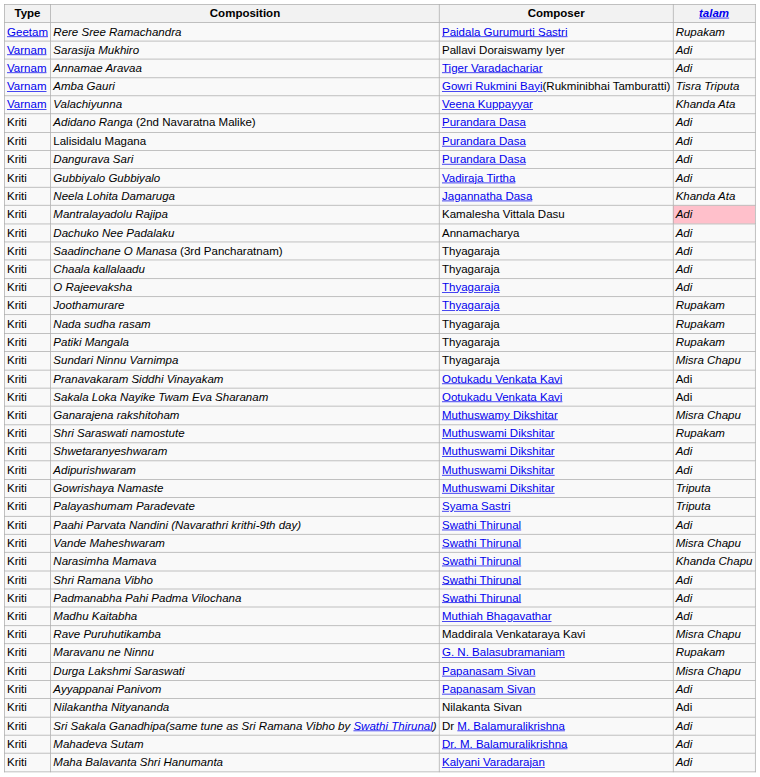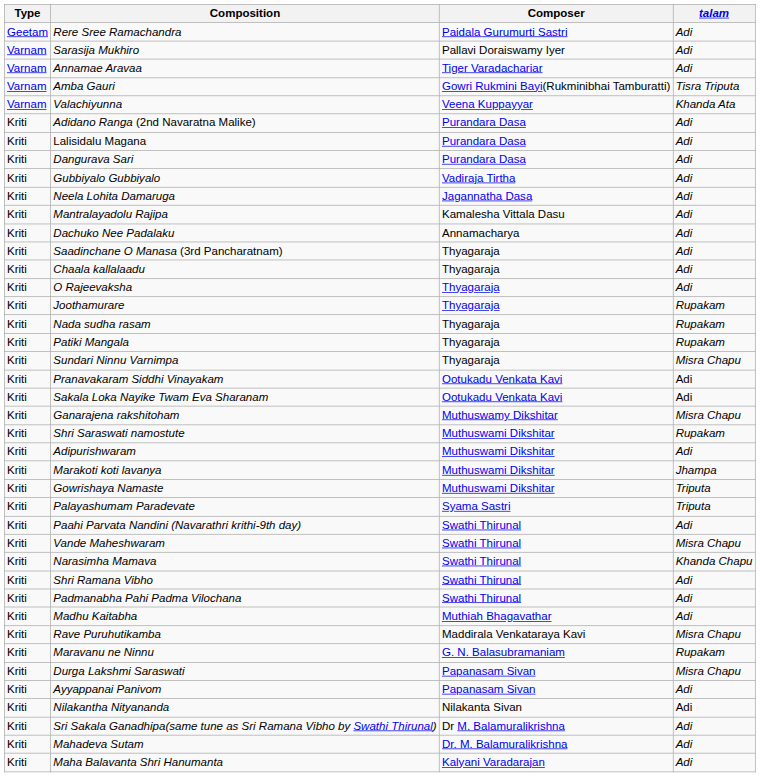(700, 31) Rupakam -> (684, 31) Adi
(706, 196) Khanda Ata -> (684, 196) Adi
(684, 214) pink background -> (684, 214) no background
- row: (110, 452)
+ row: (107, 470)
